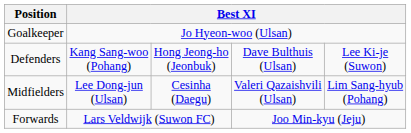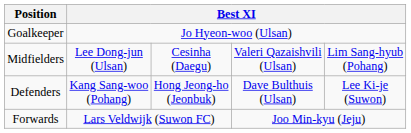rows swapped: (36, 59) <-> (36, 92)
